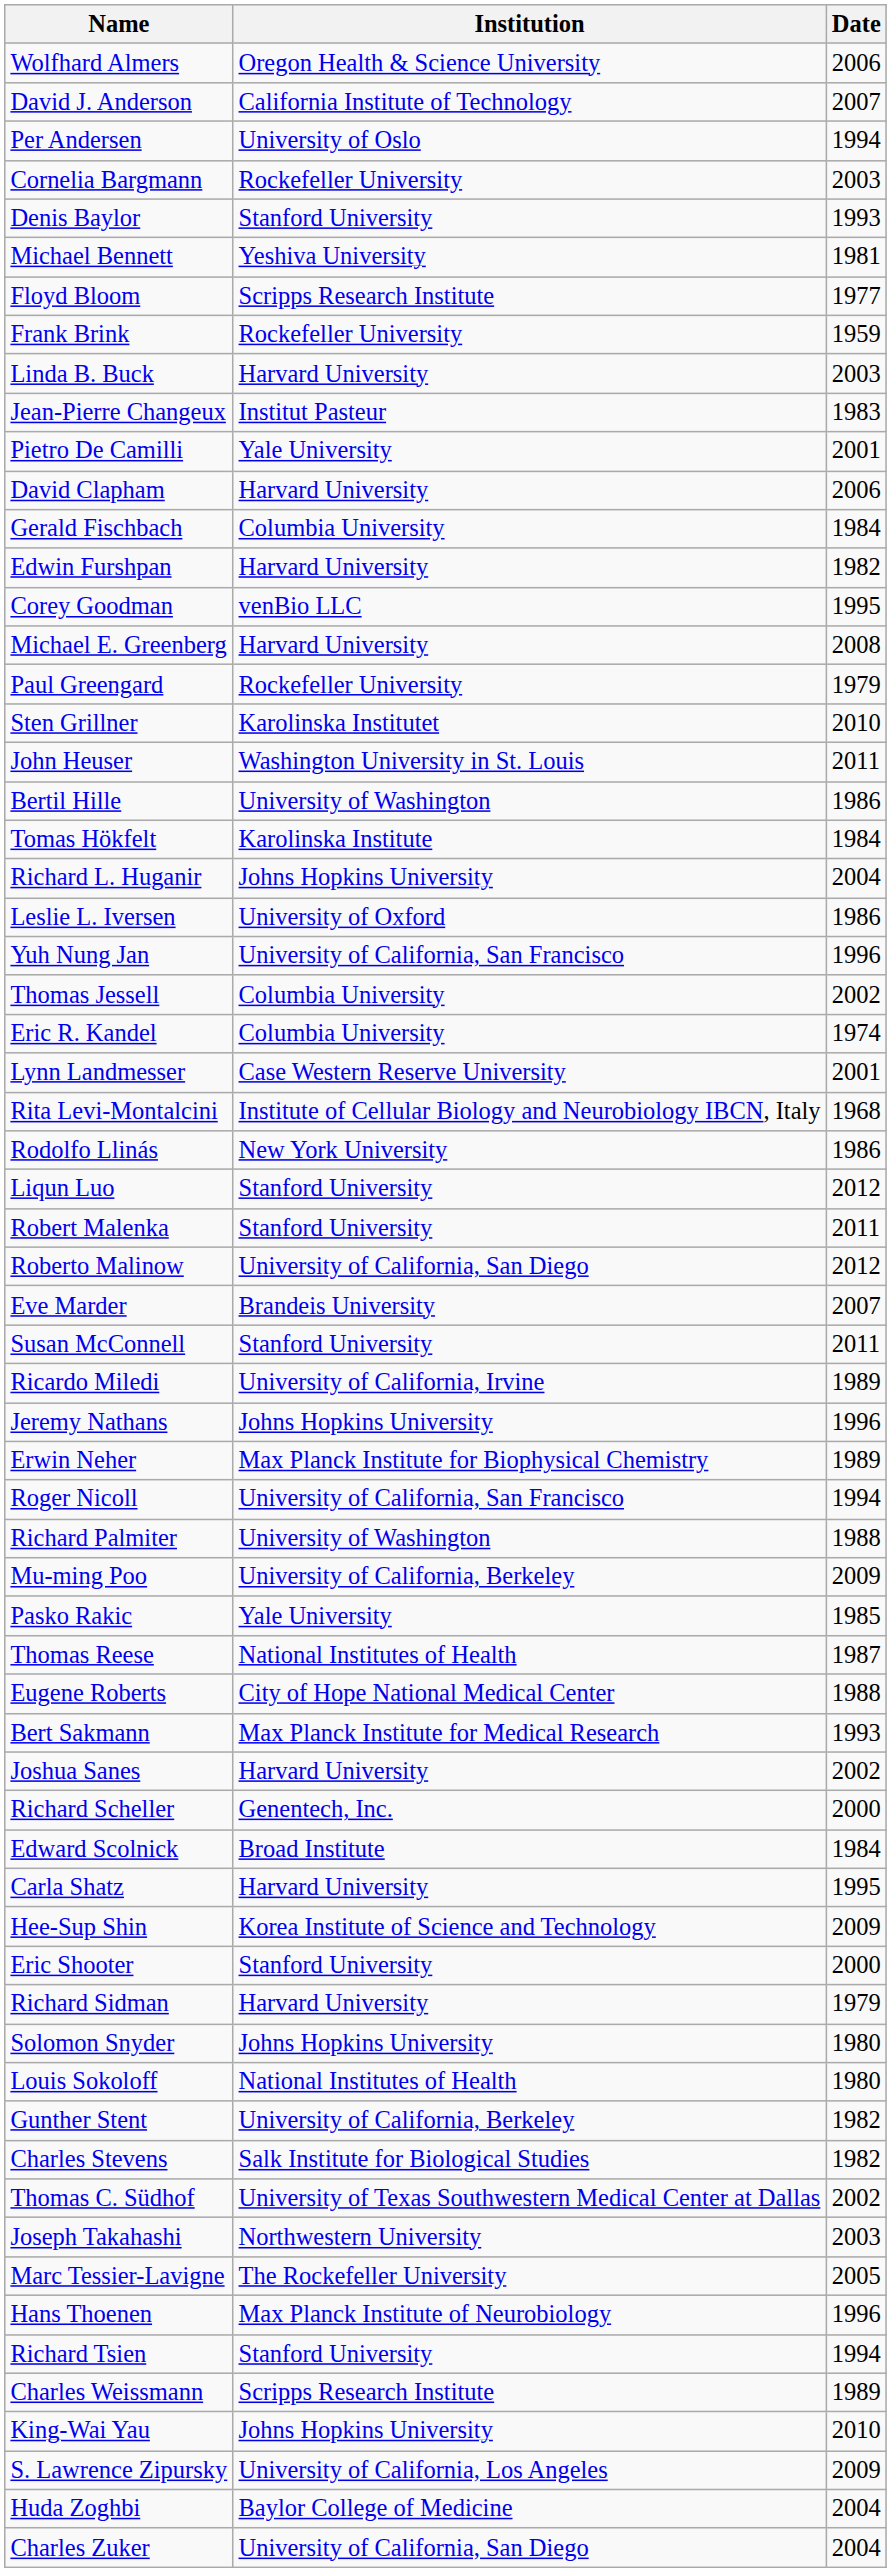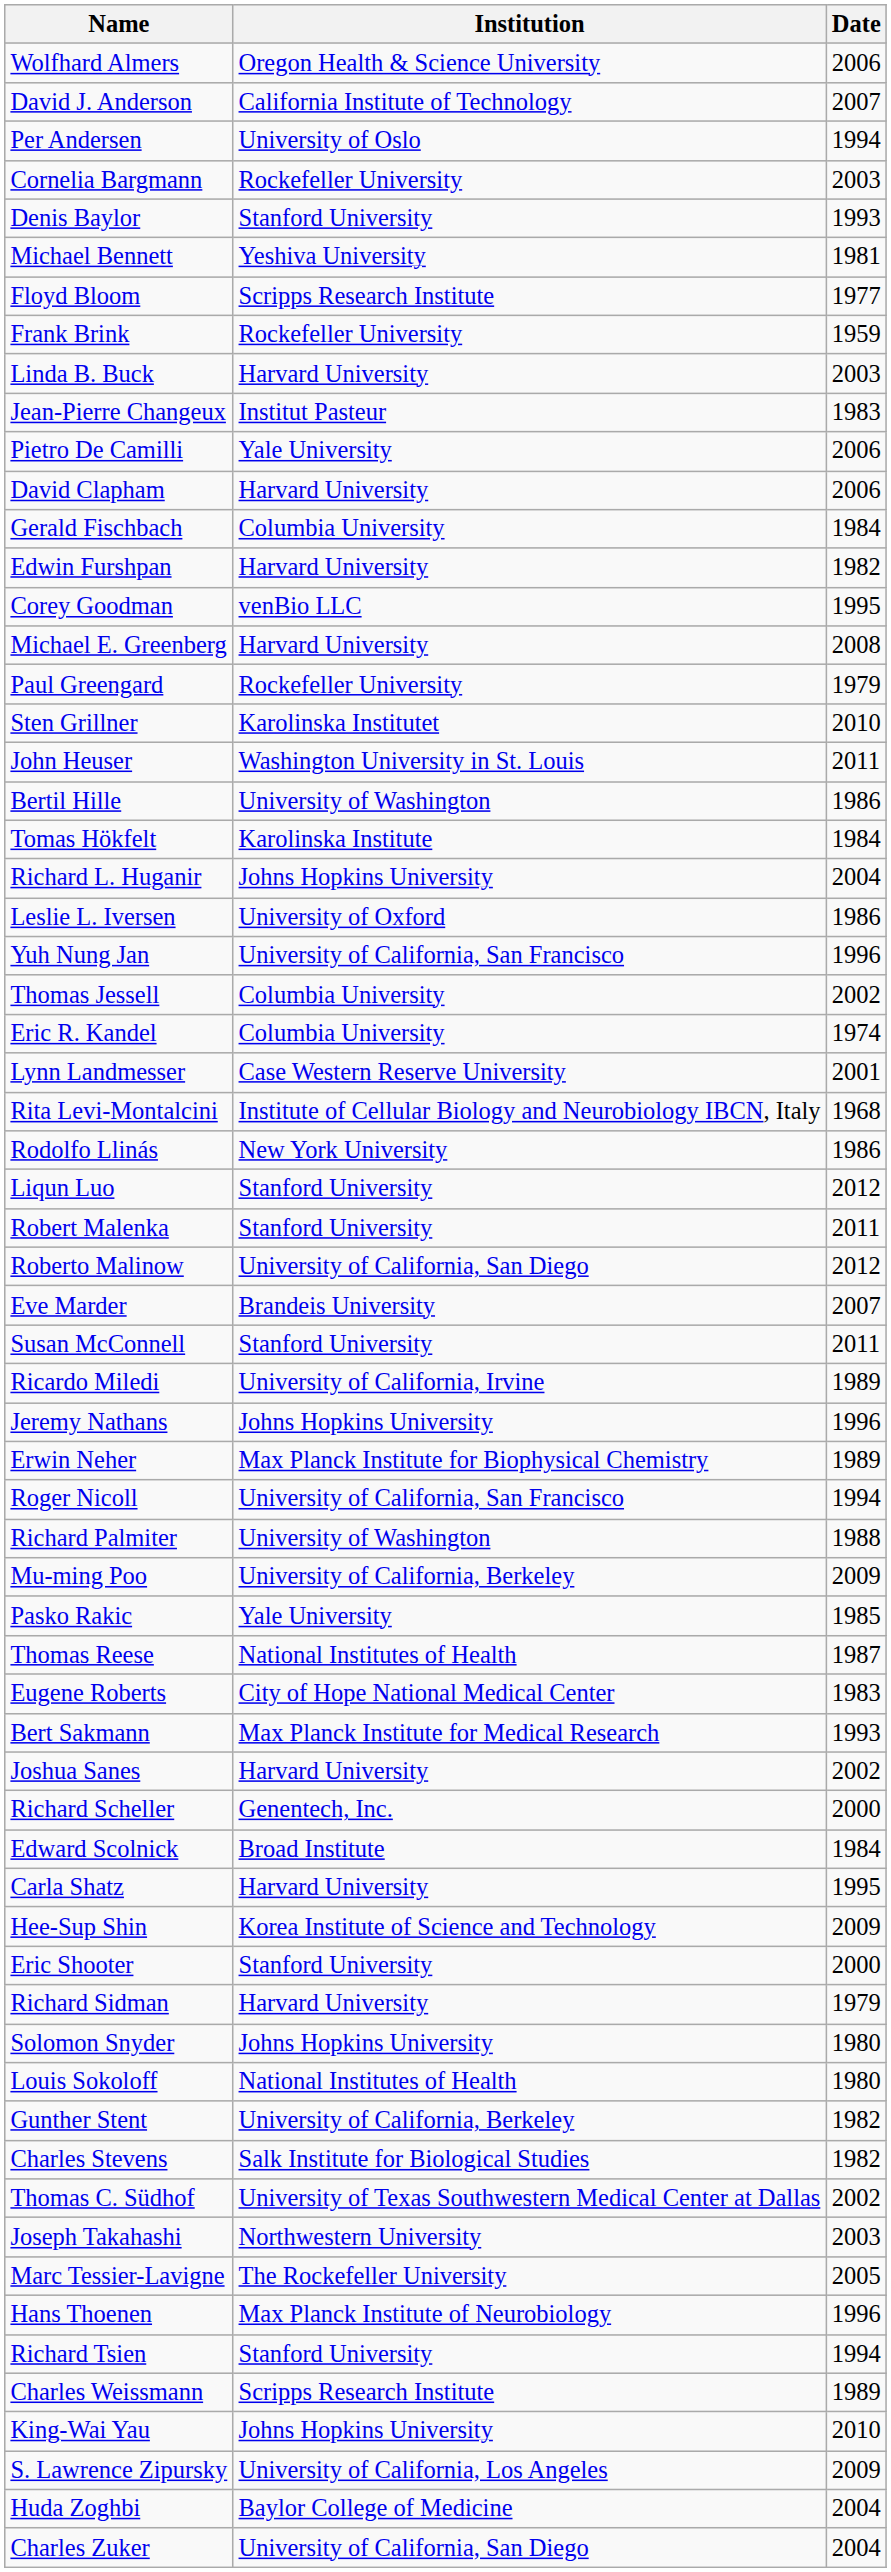(856, 450) 2001 -> (856, 450) 2006
(856, 1693) 1988 -> (856, 1693) 1983
